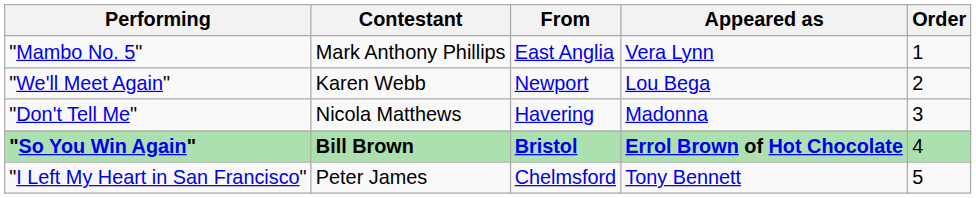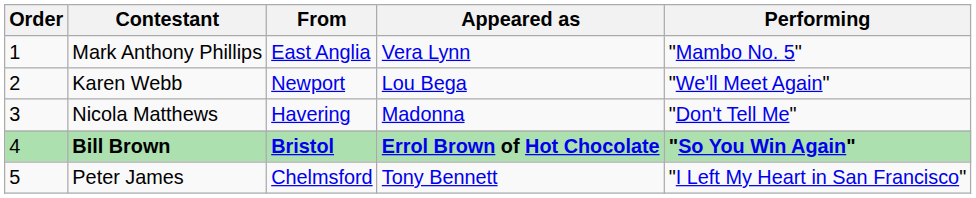columns swapped: (939, 20) <-> (158, 20)
